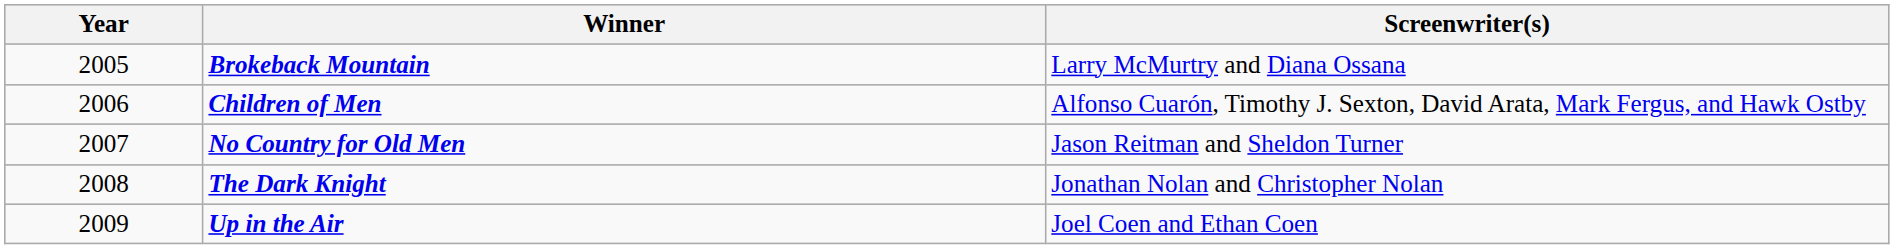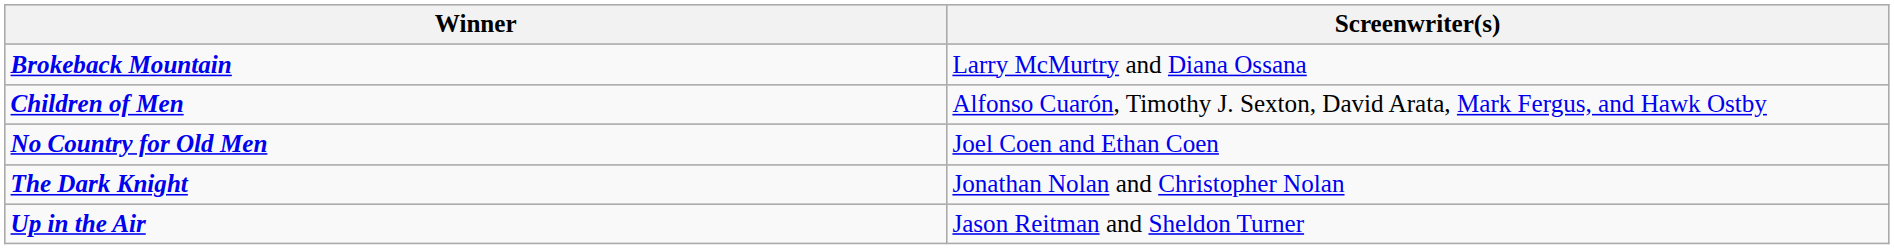- column: (104, 24)
(1227, 143) Jason Reitman and Sheldon Turner -> (1086, 143) Joel Coen and Ethan Coen
(1185, 223) Joel Coen and Ethan Coen -> (1128, 223) Jason Reitman and Sheldon Turner
